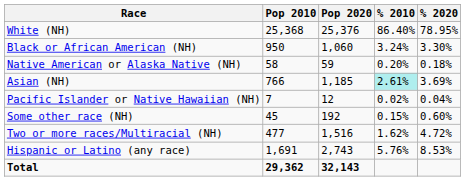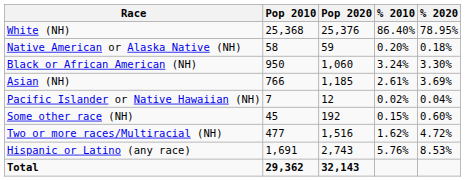rows swapped: (102, 47) <-> (124, 64)
(393, 82) paleturquoise background -> (393, 82) no background
